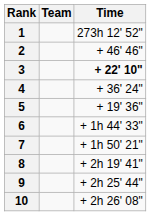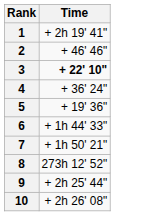- column: (57, 13)
(110, 32) 273h 12' 52" -> (76, 32) + 2h 19' 41"
(111, 164) + 2h 19' 41" -> (74, 164) 273h 12' 52"
